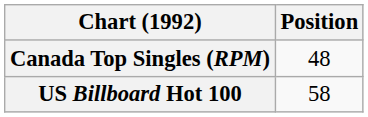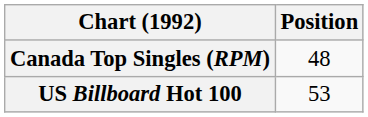(319, 93) 58 -> (319, 93) 53
